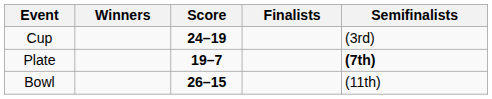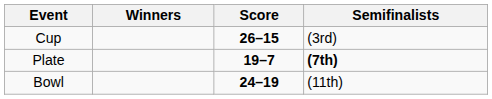- column: (292, 15)
(207, 37) 24–19 -> (259, 37) 26–15
(207, 82) 26–15 -> (259, 82) 24–19
